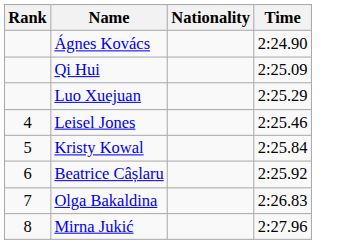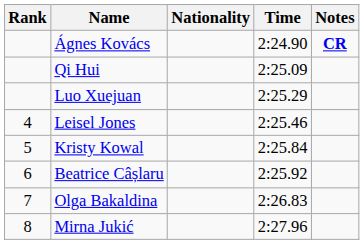+ column: (335, 17)
